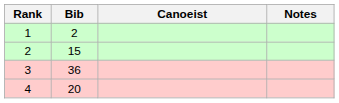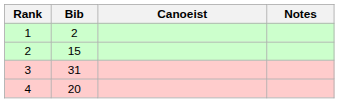(74, 70) 36 -> (74, 70) 31
